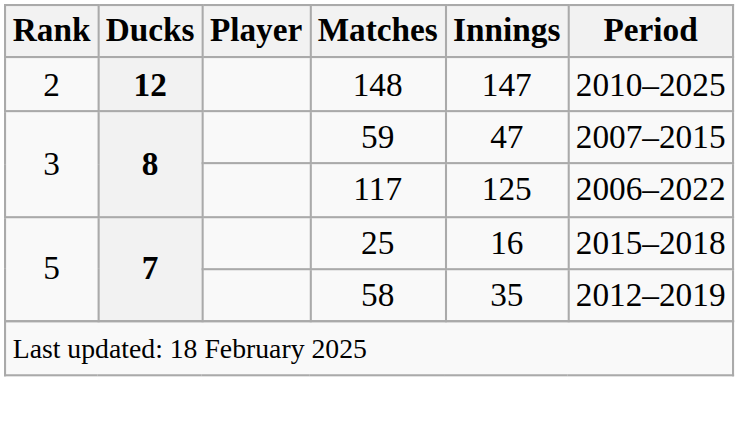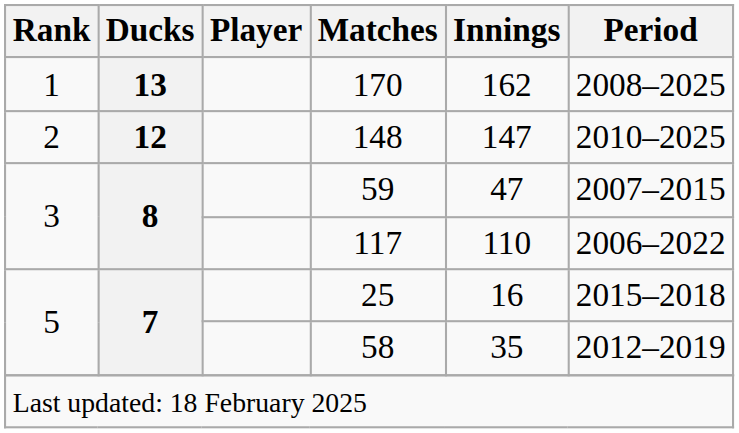+ row: (378, 83)
(507, 189) 125 -> (507, 242) 110
